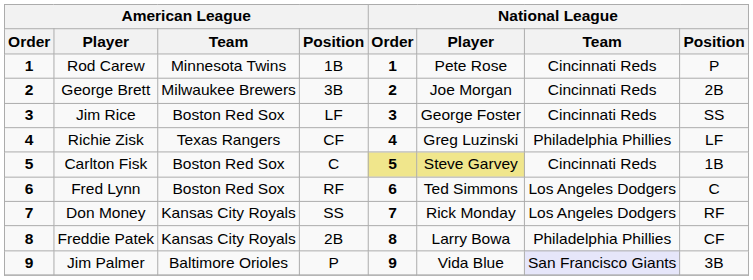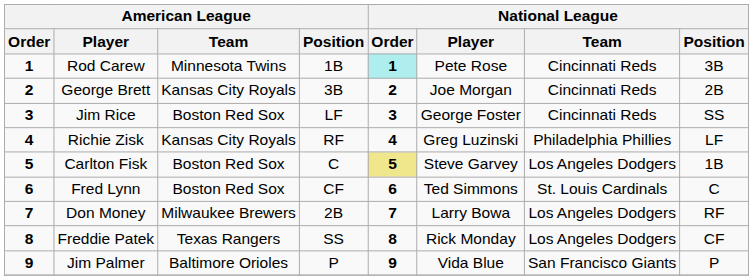(392, 66) no background -> (392, 66) paleturquoise background
(714, 66) P -> (714, 66) 3B
(229, 90) Milwaukee Brewers -> (229, 90) Kansas City Royals
(229, 139) Texas Rangers -> (229, 139) Kansas City Royals
(334, 139) CF -> (334, 139) RF
(471, 164) khaki background -> (471, 164) no background
(602, 164) Cincinnati Reds -> (602, 164) Los Angeles Dodgers
(334, 189) RF -> (334, 189) CF
(602, 189) Los Angeles Dodgers -> (602, 189) St. Louis Cardinals
(229, 213) Kansas City Royals -> (229, 213) Milwaukee Brewers
(334, 213) SS -> (334, 213) 2B
(471, 213) Rick Monday -> (471, 213) Larry Bowa
(229, 238) Kansas City Royals -> (229, 238) Texas Rangers
(334, 238) 2B -> (334, 238) SS
(471, 238) Larry Bowa -> (471, 238) Rick Monday
(602, 238) Philadelphia Phillies -> (602, 238) Los Angeles Dodgers
(602, 262) lavender background -> (602, 262) no background
(714, 262) 3B -> (714, 262) P
